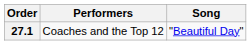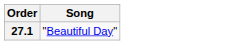- column: (103, 13)
